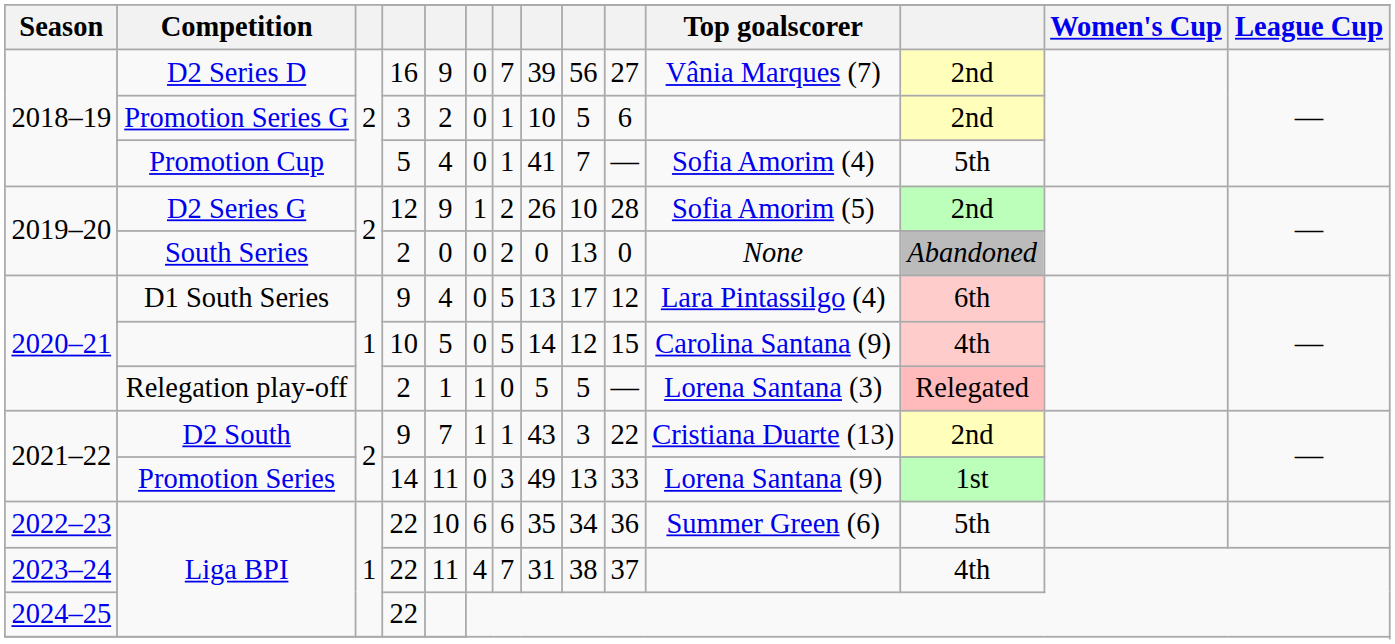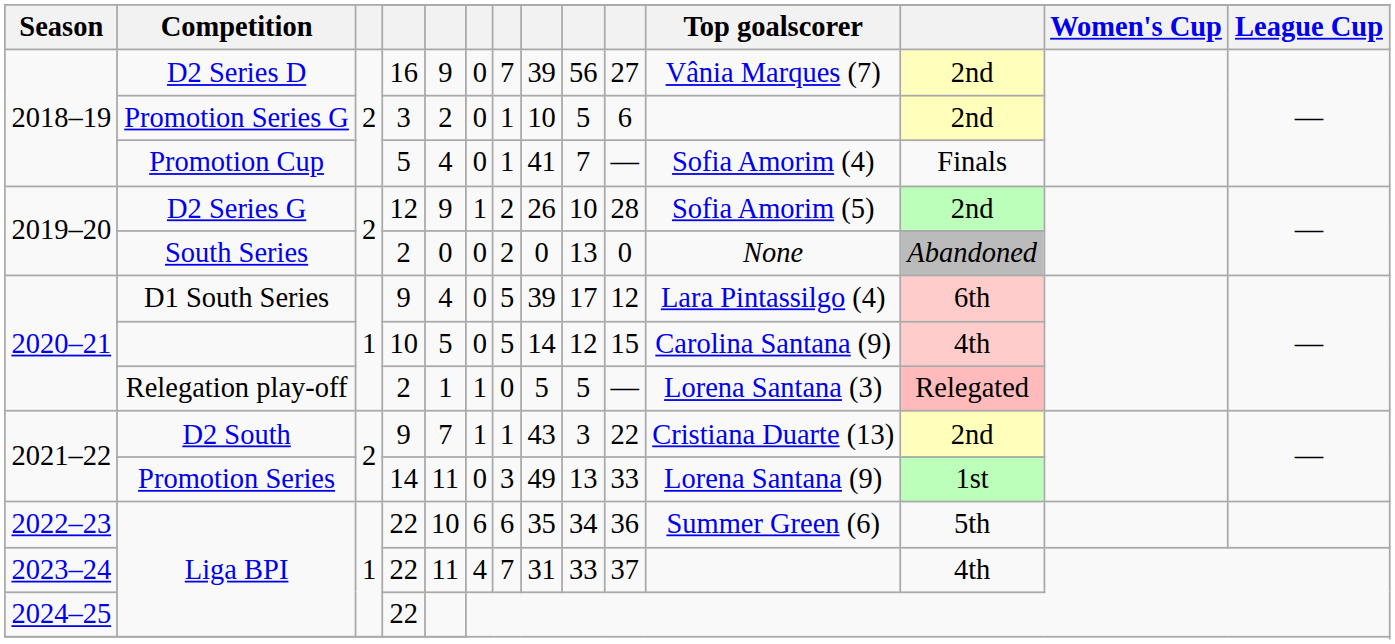(972, 162) 5th -> (972, 162) Finals
(542, 298) 13 -> (542, 298) 39
(583, 569) 38 -> (583, 569) 33
